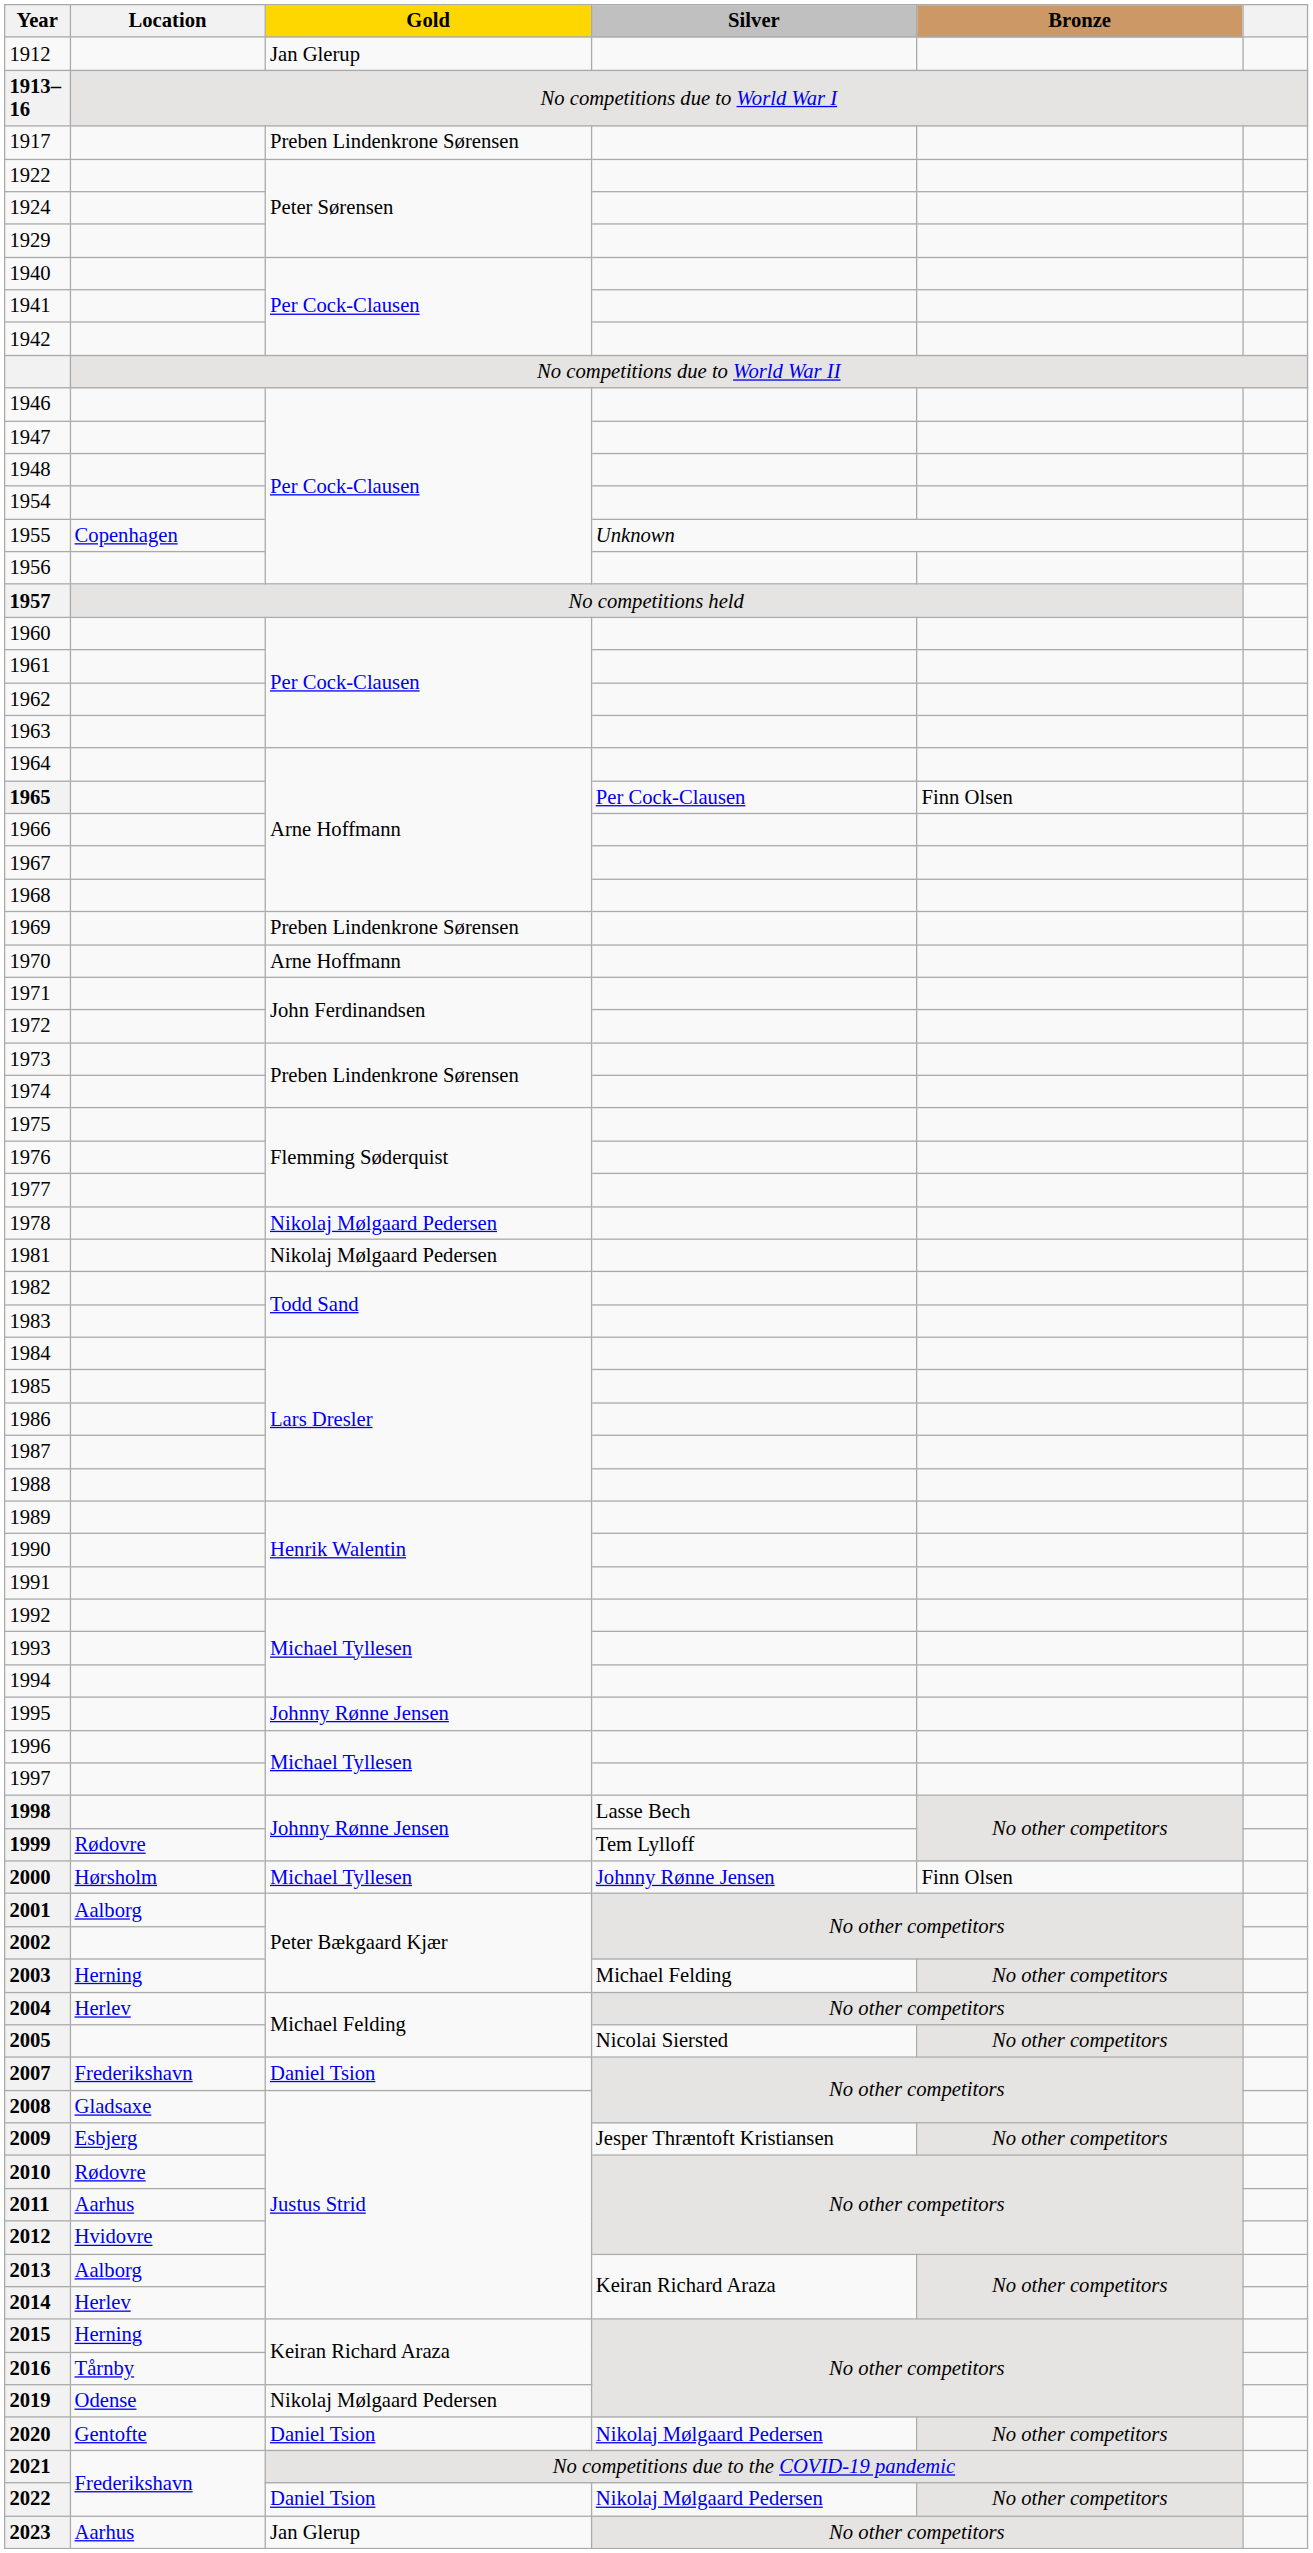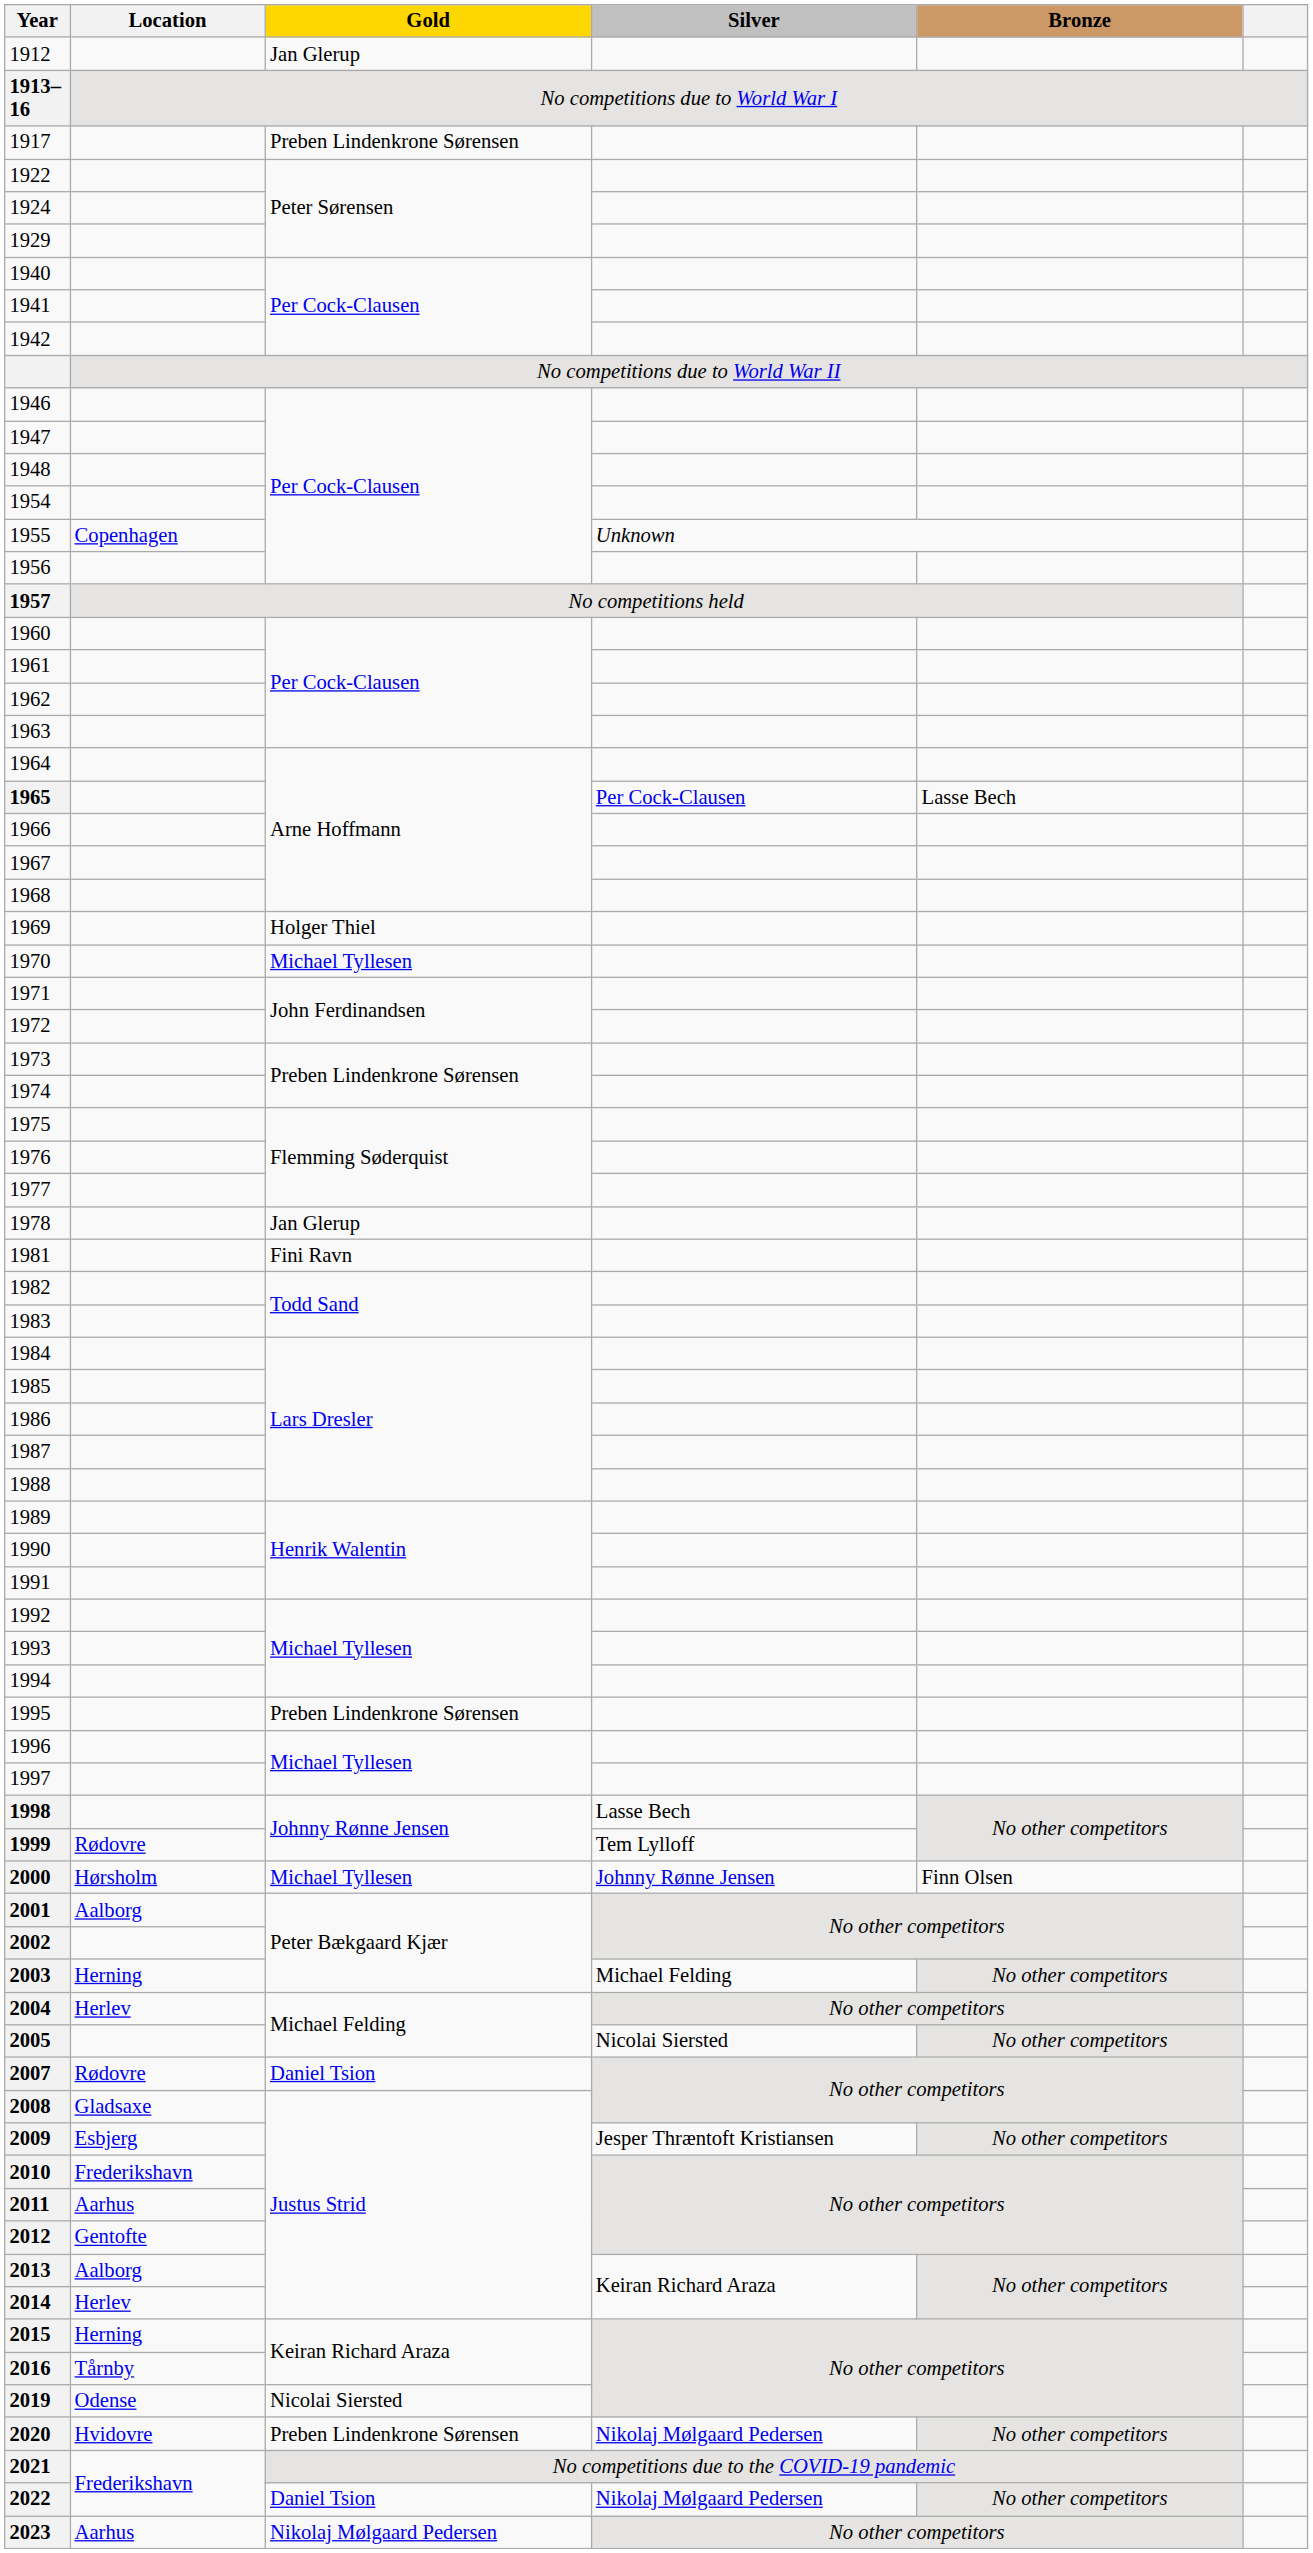(967, 796) Finn Olsen -> (969, 796) Lasse Bech
(394, 927) Preben Lindenkrone Sørensen -> (323, 927) Holger Thiel
(335, 960) Arne Hoffmann -> (341, 960) Michael Tyllesen
(383, 1222) Nikolaj Mølgaard Pedersen -> (315, 1222) Jan Glerup
(383, 1255) Nikolaj Mølgaard Pedersen -> (311, 1255) Fini Ravn
(359, 1713) Johnny Rønne Jensen -> (394, 1713) Preben Lindenkrone Sørensen
(134, 2073) Frederikshavn -> (110, 2073) Rødovre
(110, 2171) Rødovre -> (134, 2171) Frederikshavn
(114, 2237) Hvidovre -> (111, 2237) Gentofte
(383, 2400) Nikolaj Mølgaard Pedersen -> (336, 2400) Nicolai Siersted
(111, 2433) Gentofte -> (114, 2433) Hvidovre
(323, 2433) Daniel Tsion -> (394, 2433) Preben Lindenkrone Sørensen
(315, 2531) Jan Glerup -> (383, 2531) Nikolaj Mølgaard Pedersen
